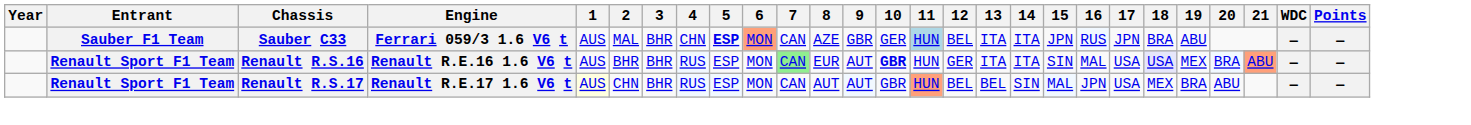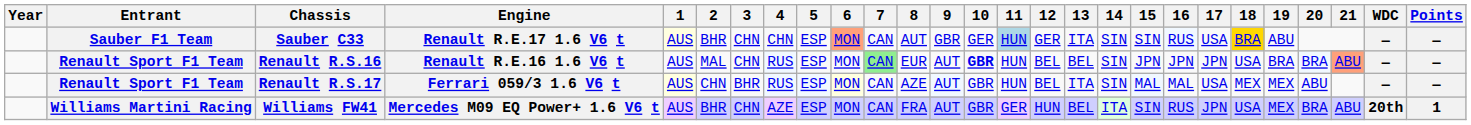(472, 39) Ferrari 059/3 1.6 V6 t -> (524, 39) Renault R.E.17 1.6 V6 t
(593, 39) no background -> (680, 39) lightyellow background
(626, 39) MAL -> (713, 39) BHR
(659, 39) BHR -> (747, 39) CHN
(726, 39) bold -> (814, 39) normal
(826, 39) AZE -> (914, 39) AUT
(960, 39) BEL -> (1047, 39) GER
(1027, 39) ITA -> (1114, 39) SIN
(1060, 39) JPN -> (1148, 39) SIN
(1127, 39) JPN -> (1214, 39) USA
(1160, 39) no background -> (1248, 39) gold background
(626, 62) BHR -> (713, 62) MAL
(659, 62) BHR -> (747, 62) CHN
(960, 62) GER -> (1047, 62) BEL
(993, 62) ITA -> (1081, 62) BEL
(1027, 62) ITA -> (1114, 62) SIN
(1060, 62) SIN -> (1148, 62) JPN
(1093, 62) MAL -> (1181, 62) JPN
(1127, 62) USA -> (1214, 62) JPN
(1160, 62) lavender background -> (1248, 62) no background
(1194, 62) MEX -> (1281, 62) BRA
(472, 85) Renault R.E.17 1.6 V6 t -> (524, 85) Ferrari 059/3 1.6 V6 t
(760, 85) no background -> (847, 85) lightyellow background
(826, 85) AUT -> (914, 85) AZE
(926, 85) lightsalmon background -> (1014, 85) no background
(993, 85) BEL -> (1081, 85) ITA
(1093, 85) JPN -> (1181, 85) MAL
(1194, 85) BRA -> (1281, 85) MEX
+ row: (320, 108)
